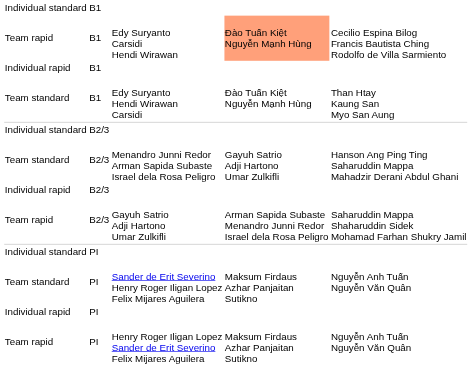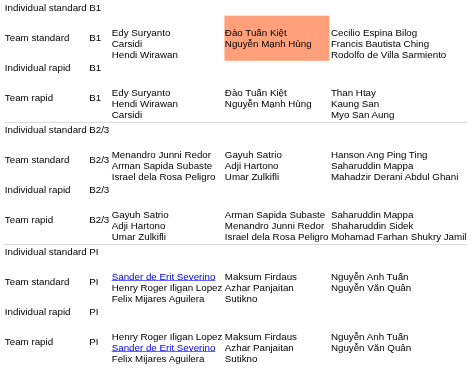(29, 38) Team rapid -> (37, 38) Team standard
(37, 98) Team standard -> (29, 98) Team rapid
